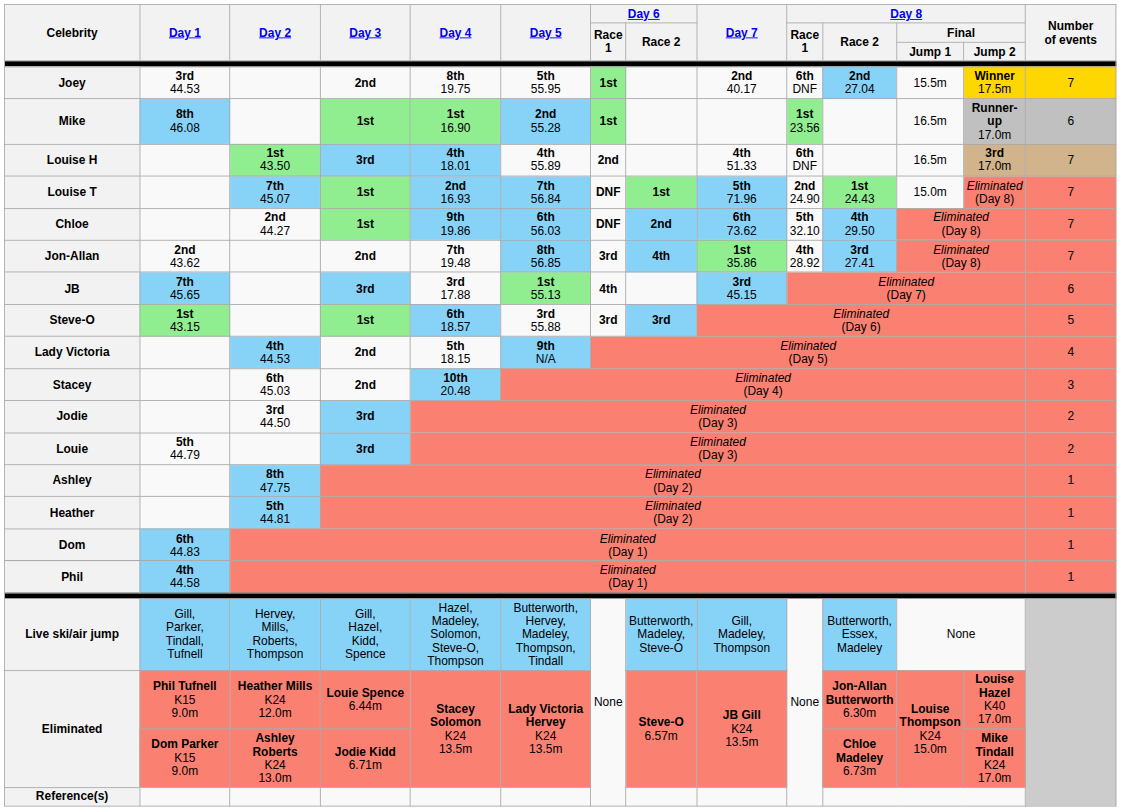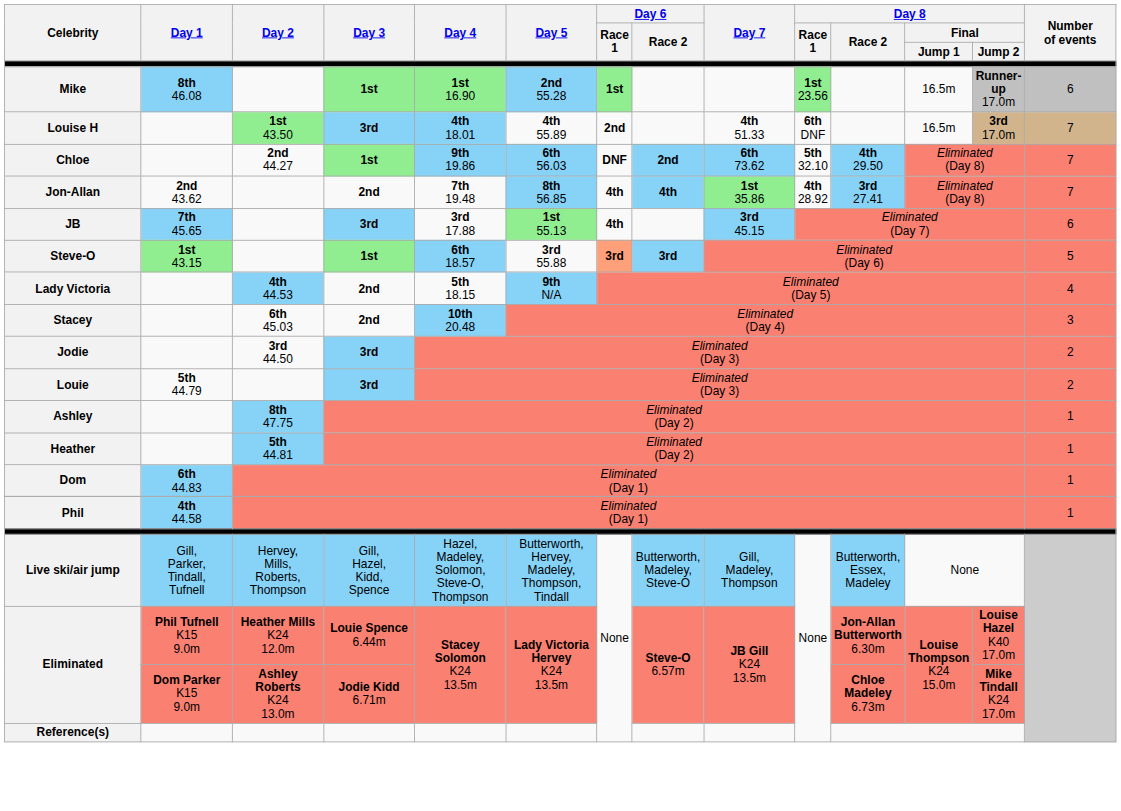- row: (72, 82)
- row: (72, 192)
(608, 256) 3rd -> (615, 192) 4th
(608, 320) no background -> (615, 256) lightsalmon background
